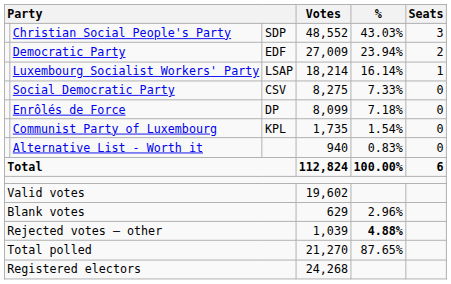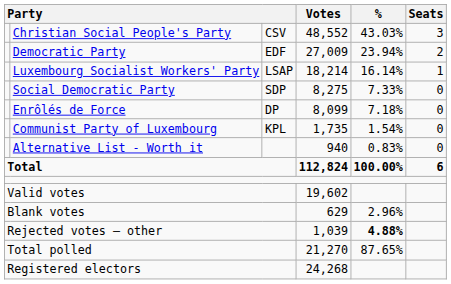(275, 33) SDP -> (275, 33) CSV
(275, 90) CSV -> (275, 90) SDP
